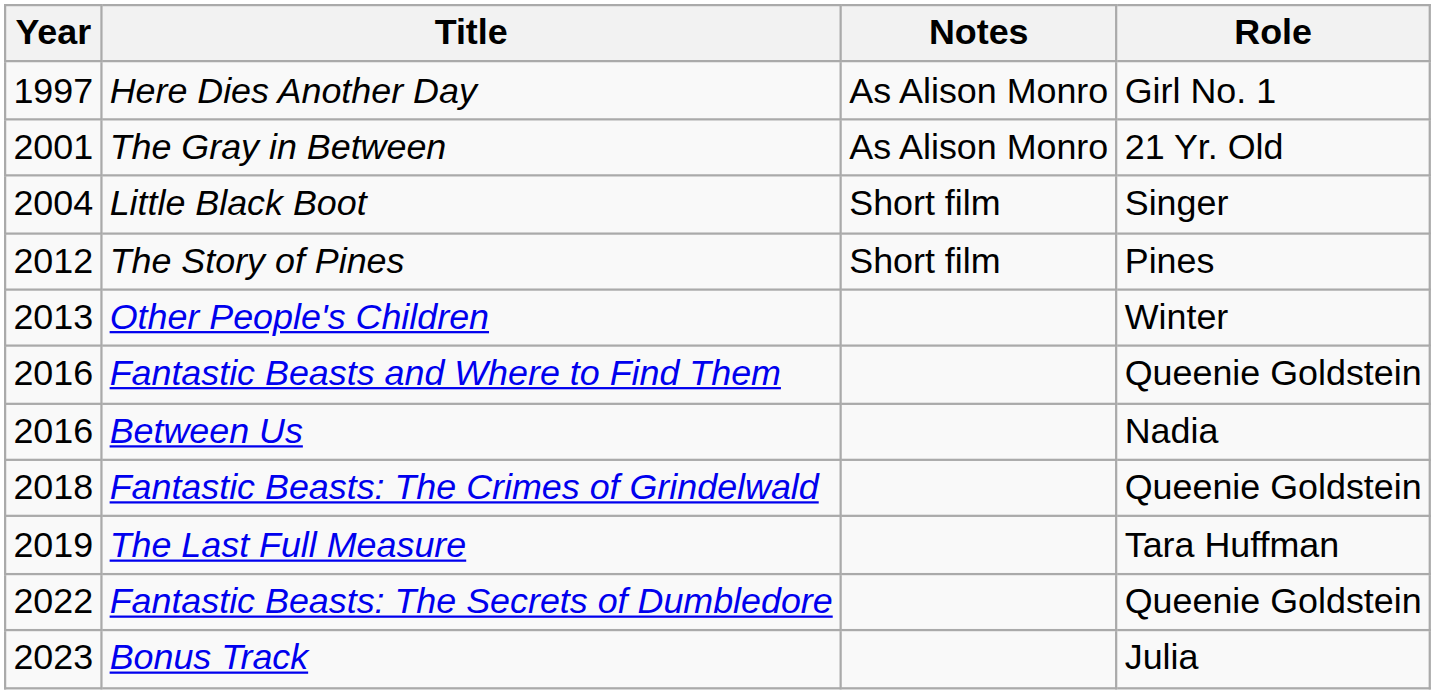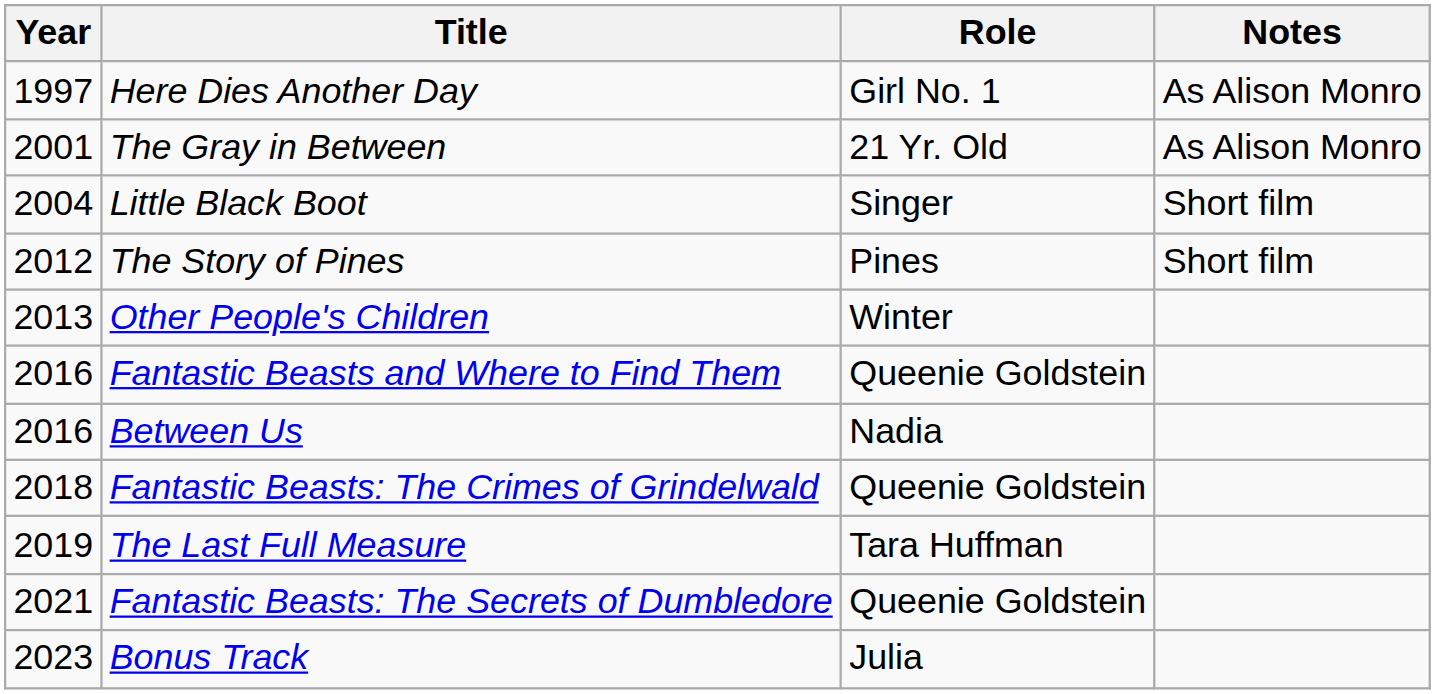columns swapped: (1273, 32) <-> (979, 32)
(53, 601) 2022 -> (53, 601) 2021
